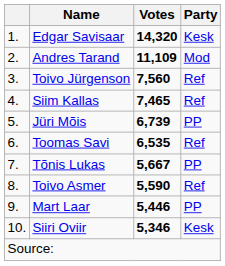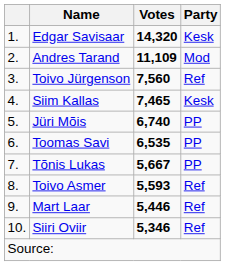(194, 100) Ref -> (199, 100) Kesk
(153, 121) 6,739 -> (153, 121) 6,740
(194, 143) Ref -> (193, 143) PP
(153, 185) 5,590 -> (153, 185) 5,593
(193, 206) PP -> (194, 206) Ref
(199, 228) Kesk -> (194, 228) Ref
